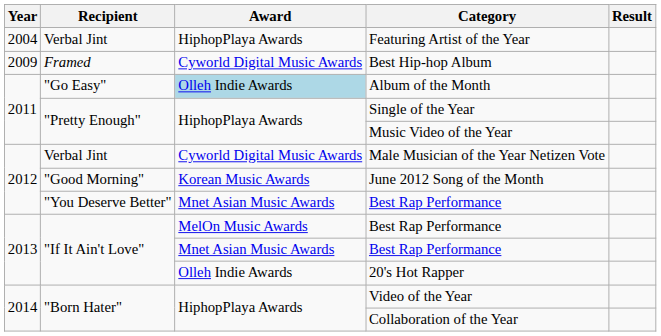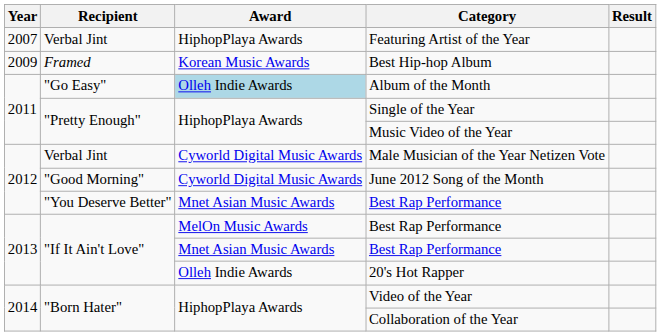(23, 39) 2004 -> (23, 39) 2007
(270, 62) Cyworld Digital Music Awards -> (244, 62) Korean Music Awards
(244, 179) Korean Music Awards -> (270, 179) Cyworld Digital Music Awards
